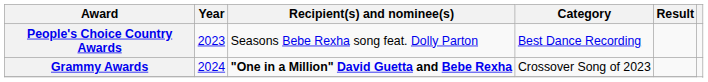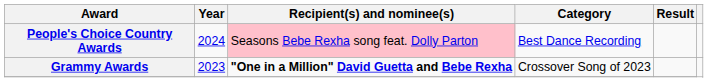(211, 40) 2023 -> (211, 40) 2024
(354, 40) no background -> (354, 40) pink background
(211, 67) 2024 -> (211, 67) 2023
